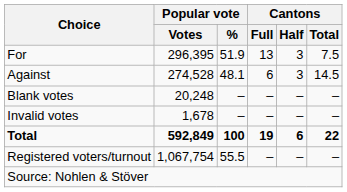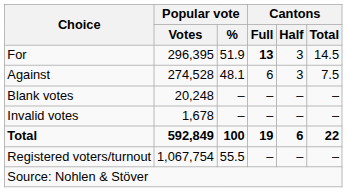(266, 55) normal -> (266, 55) bold
(330, 55) 7.5 -> (327, 55) 14.5
(327, 75) 14.5 -> (330, 75) 7.5
